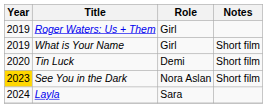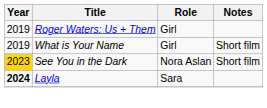- row: (54, 62)
(18, 95) normal -> (18, 78) bold
